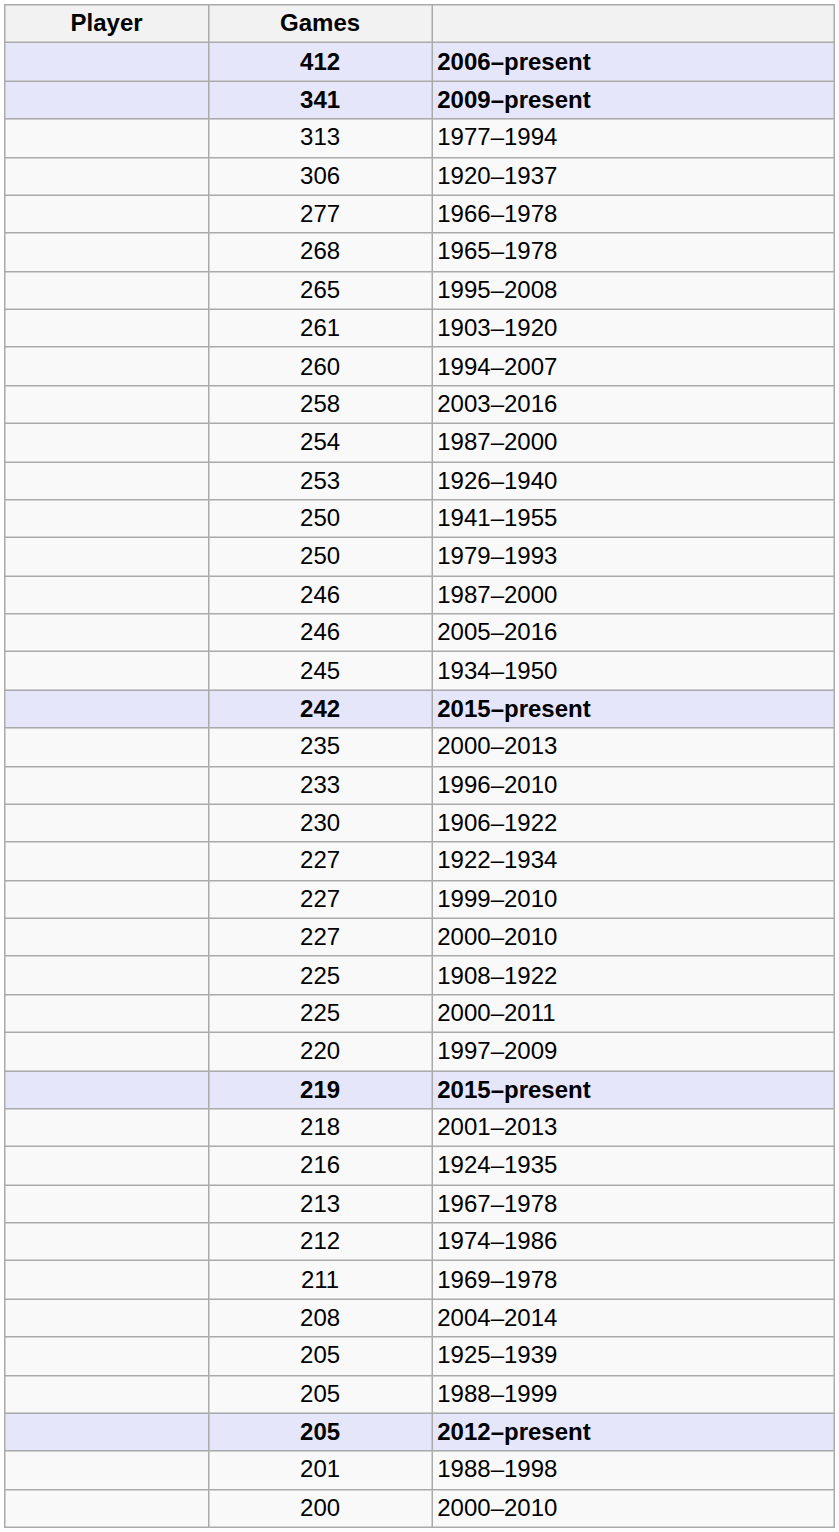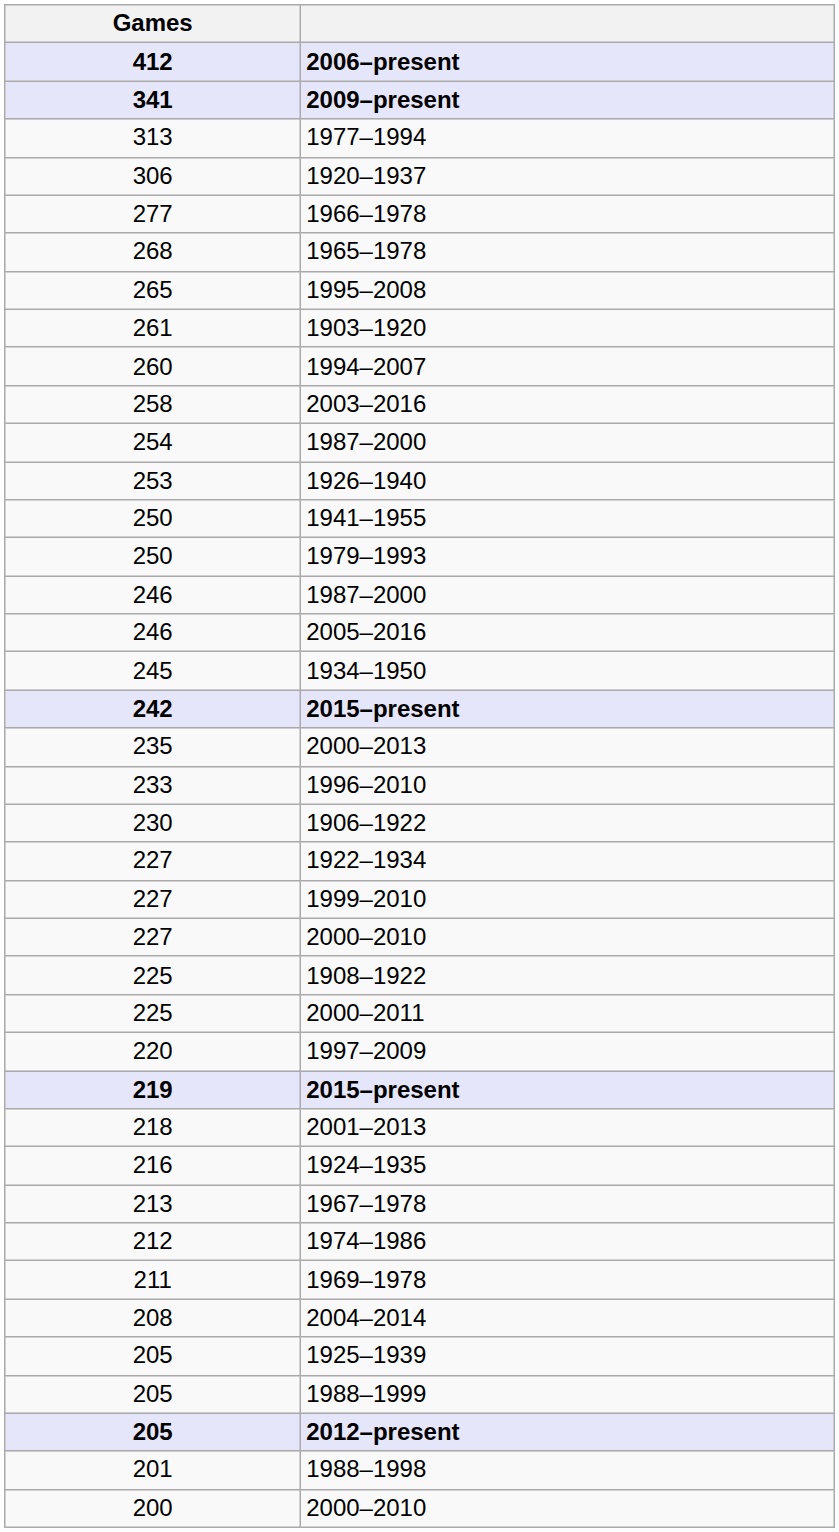- column: (107, 23)
